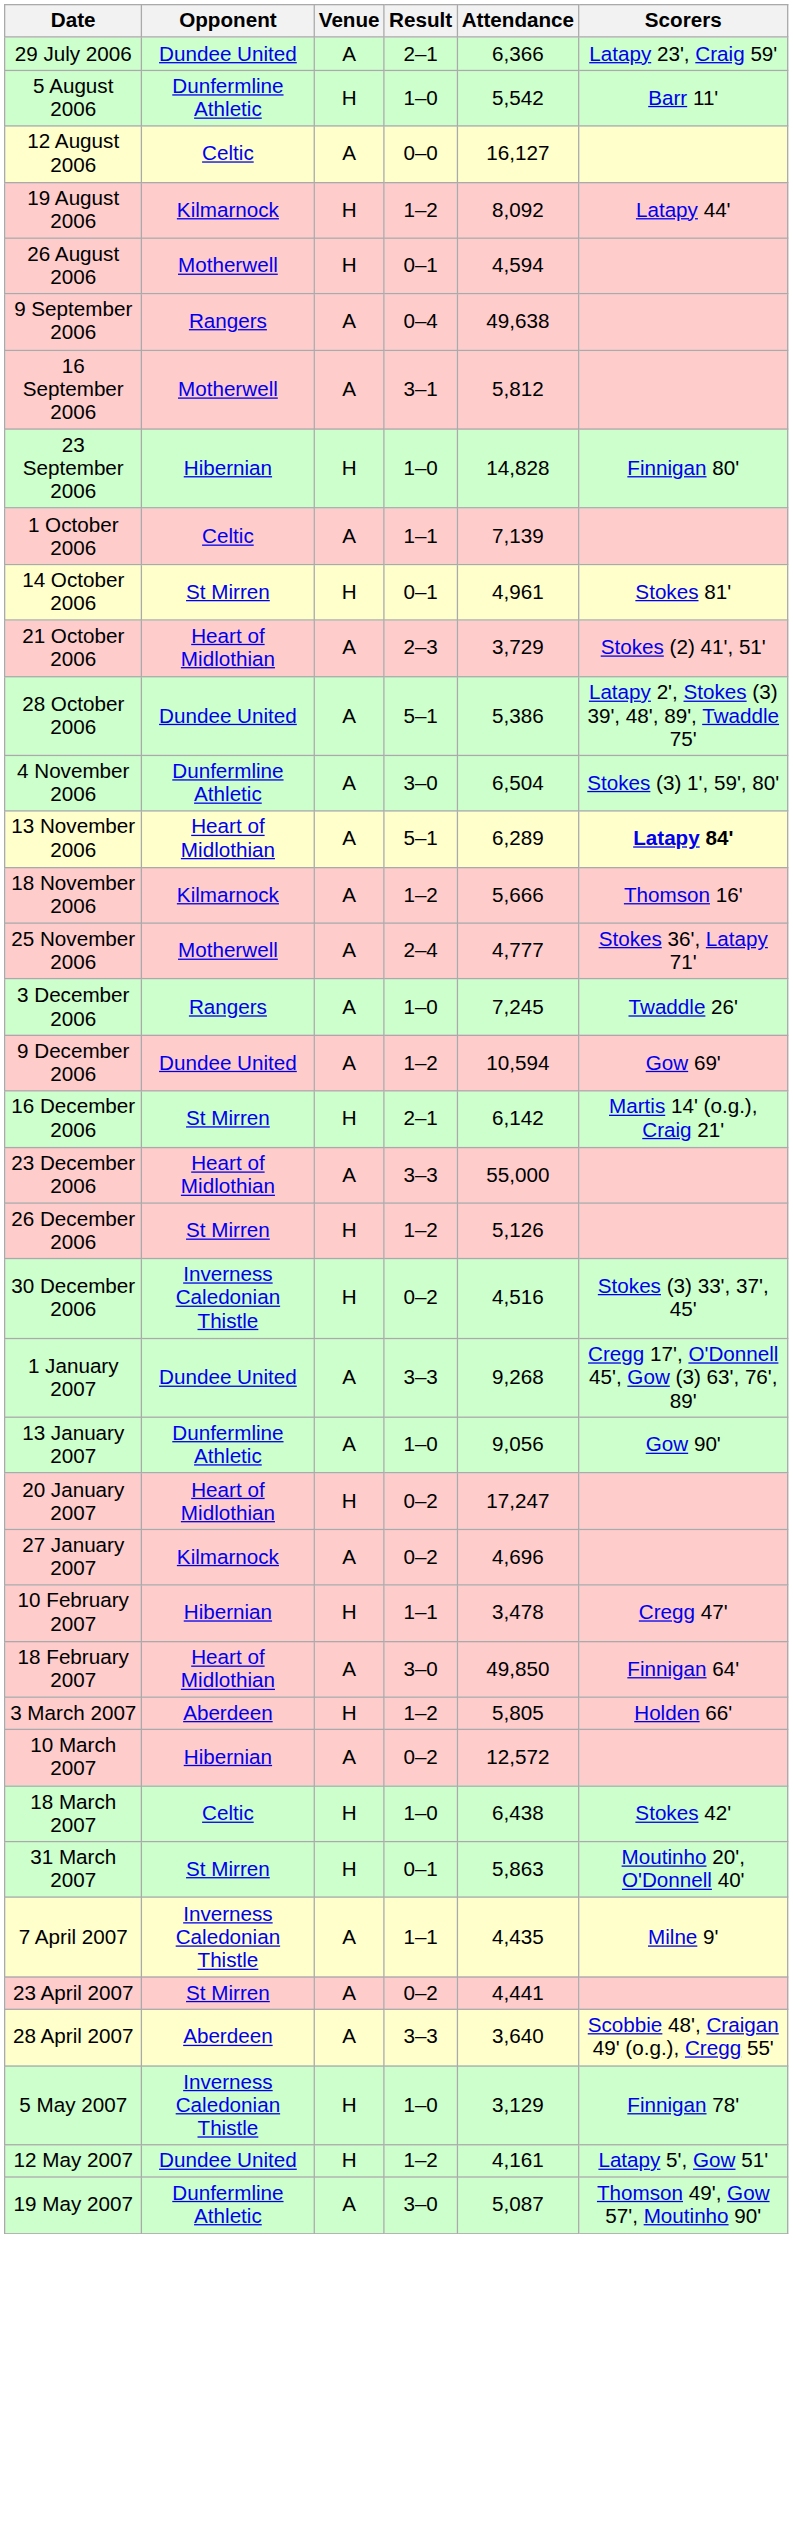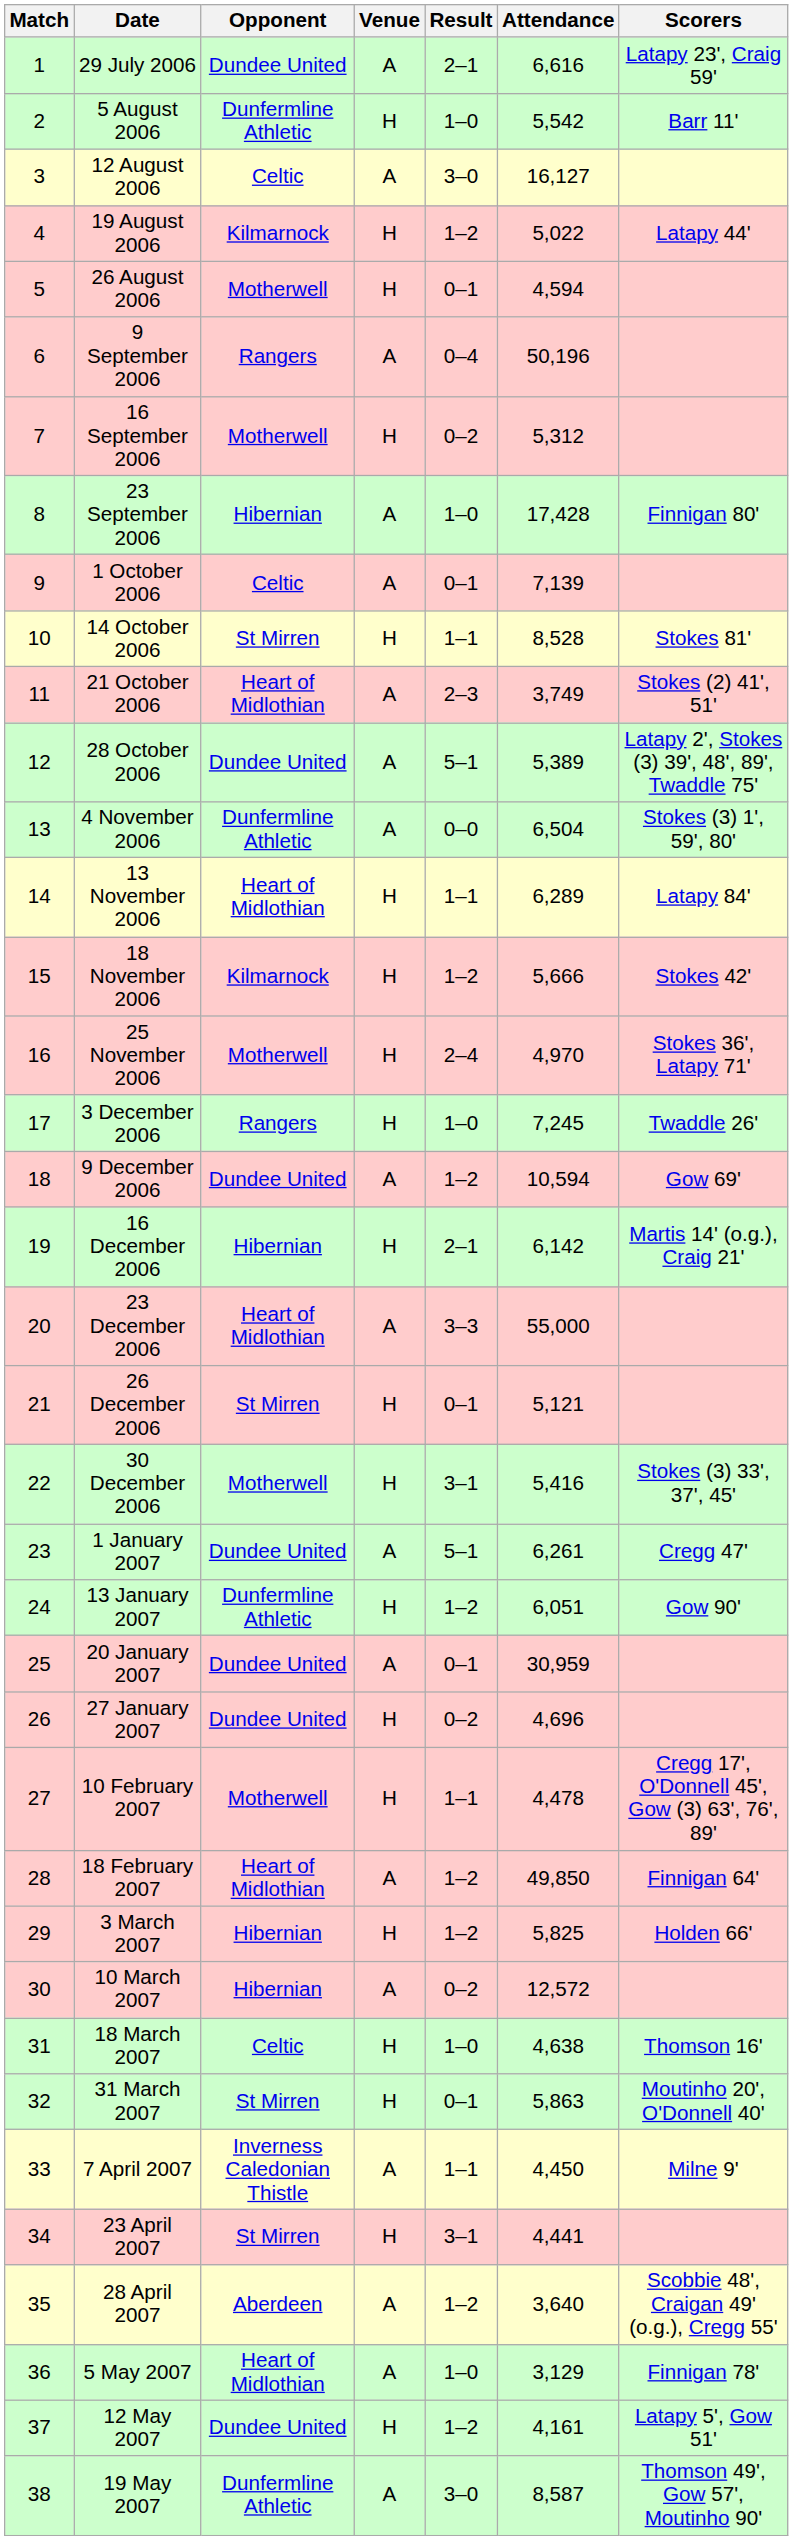+ column: (39, 20)
(518, 53) 6,366 -> (558, 65) 6,616
(421, 153) 0–0 -> (461, 177) 3–0
(518, 209) 8,092 -> (558, 233) 5,022
(518, 321) 49,638 -> (558, 356) 50,196
(349, 389) A -> (389, 435) H
(421, 389) 3–1 -> (461, 435) 0–2
(518, 389) 5,812 -> (558, 435) 5,312
(349, 468) H -> (389, 514) A
(518, 468) 14,828 -> (558, 514) 17,428
(421, 536) 1–1 -> (461, 582) 0–1
(421, 592) 0–1 -> (461, 638) 1–1
(518, 592) 4,961 -> (558, 638) 8,528
(518, 647) 3,729 -> (558, 694) 3,749
(518, 715) 5,386 -> (558, 761) 5,389
(421, 783) 3–0 -> (461, 829) 0–0
(349, 839) A -> (389, 897) H
(421, 839) 5–1 -> (461, 897) 1–1
(683, 839) bold -> (703, 897) normal
(349, 895) A -> (389, 976) H
(683, 895) Thomson 16' -> (703, 976) Stokes 42'
(349, 950) A -> (389, 1055) H
(518, 950) 4,777 -> (558, 1055) 4,970
(349, 1006) A -> (389, 1123) H
(228, 1118) St Mirren -> (278, 1246) Hibernian
(421, 1230) 1–2 -> (461, 1404) 0–1
(518, 1230) 5,126 -> (558, 1404) 5,121
(228, 1298) Inverness Caledonian Thistle -> (278, 1484) Motherwell
(421, 1298) 0–2 -> (461, 1484) 3–1
(518, 1298) 4,516 -> (558, 1484) 5,416
(421, 1377) 3–3 -> (461, 1551) 5–1
(518, 1377) 9,268 -> (558, 1551) 6,261
(683, 1377) Cregg 17', O'Donnell 45', Gow (3) 63', 76', 89' -> (703, 1551) Cregg 47'
(349, 1445) A -> (389, 1607) H
(421, 1445) 1–0 -> (461, 1607) 1–2
(518, 1445) 9,056 -> (558, 1607) 6,051
(228, 1500) Heart of Midlothian -> (278, 1663) Dundee United
(349, 1500) H -> (389, 1663) A
(421, 1500) 0–2 -> (461, 1663) 0–1
(518, 1500) 17,247 -> (558, 1663) 30,959
(228, 1556) Kilmarnock -> (278, 1719) Dundee United
(349, 1556) A -> (389, 1719) H
(228, 1612) Hibernian -> (278, 1798) Motherwell
(518, 1612) 3,478 -> (558, 1798) 4,478
(683, 1612) Cregg 47' -> (703, 1798) Cregg 17', O'Donnell 45', Gow (3) 63', 76', 89'
(421, 1668) 3–0 -> (461, 1877) 1–2
(228, 1713) Aberdeen -> (278, 1933) Hibernian
(518, 1713) 5,805 -> (558, 1933) 5,825
(518, 1813) 6,438 -> (558, 2045) 4,638
(683, 1813) Stokes 42' -> (703, 2045) Thomson 16'
(518, 1937) 4,435 -> (558, 2169) 4,450
(349, 1992) A -> (389, 2236) H
(421, 1992) 0–2 -> (461, 2236) 3–1
(421, 2037) 3–3 -> (461, 2304) 1–2
(228, 2104) Inverness Caledonian Thistle -> (278, 2371) Heart of Midlothian
(349, 2104) H -> (389, 2371) A
(518, 2205) 5,087 -> (558, 2495) 8,587
